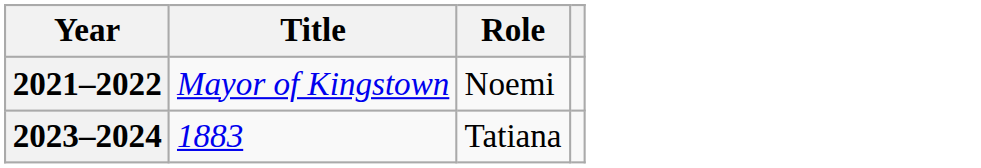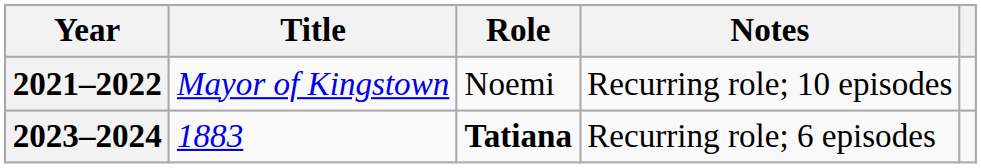+ column: (770, 30)
(513, 135) normal -> (518, 135) bold
